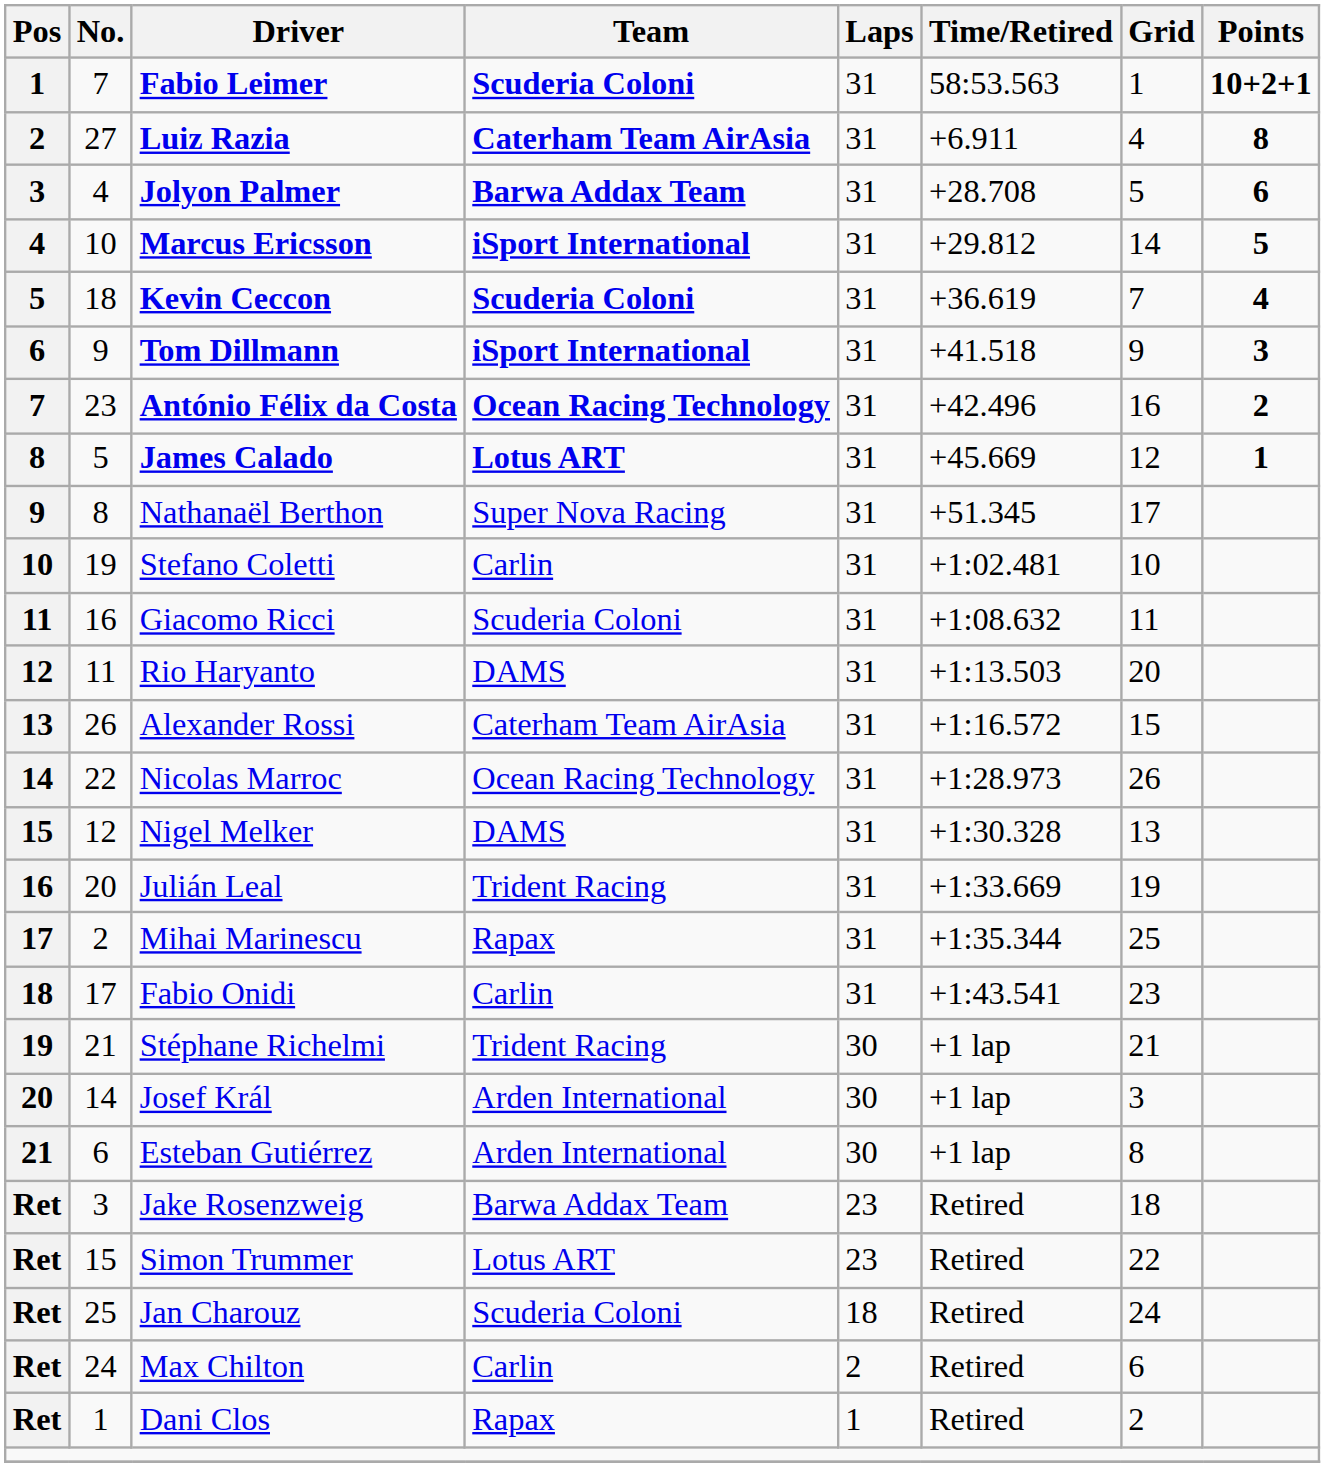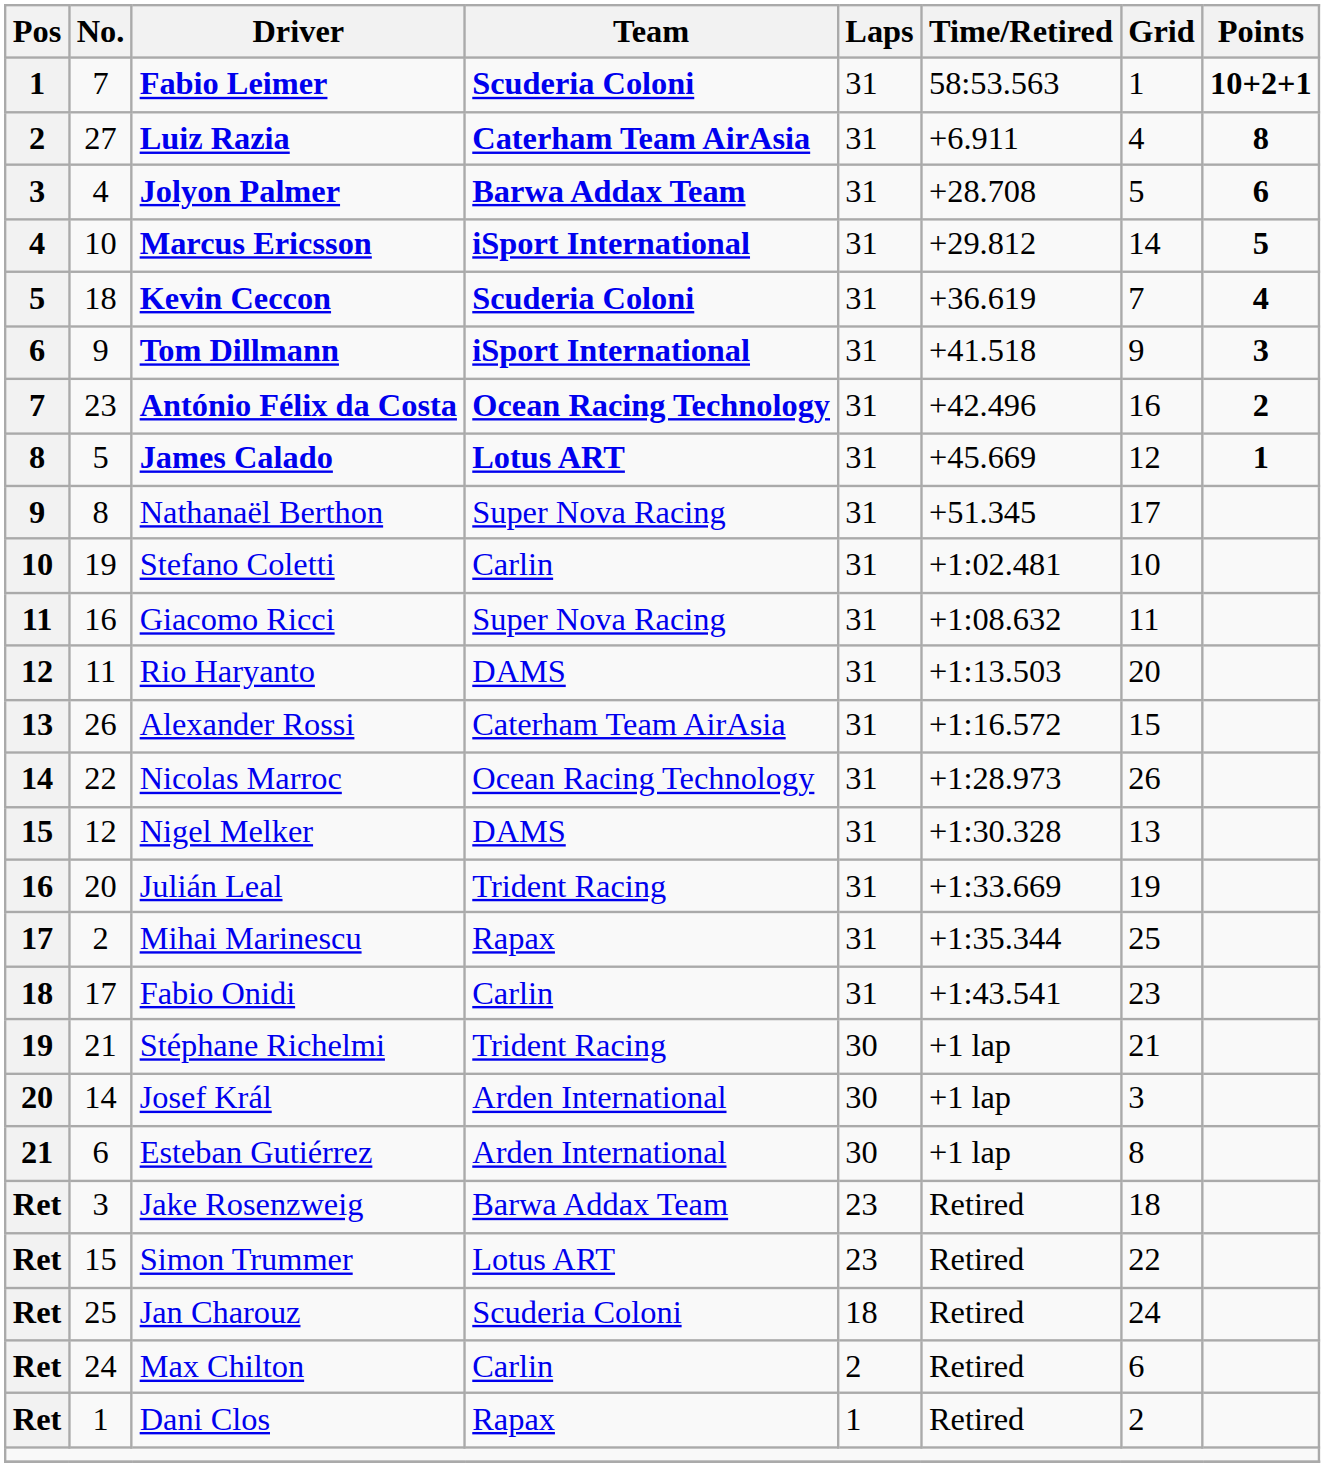(577, 618) Scuderia Coloni -> (599, 618) Super Nova Racing
